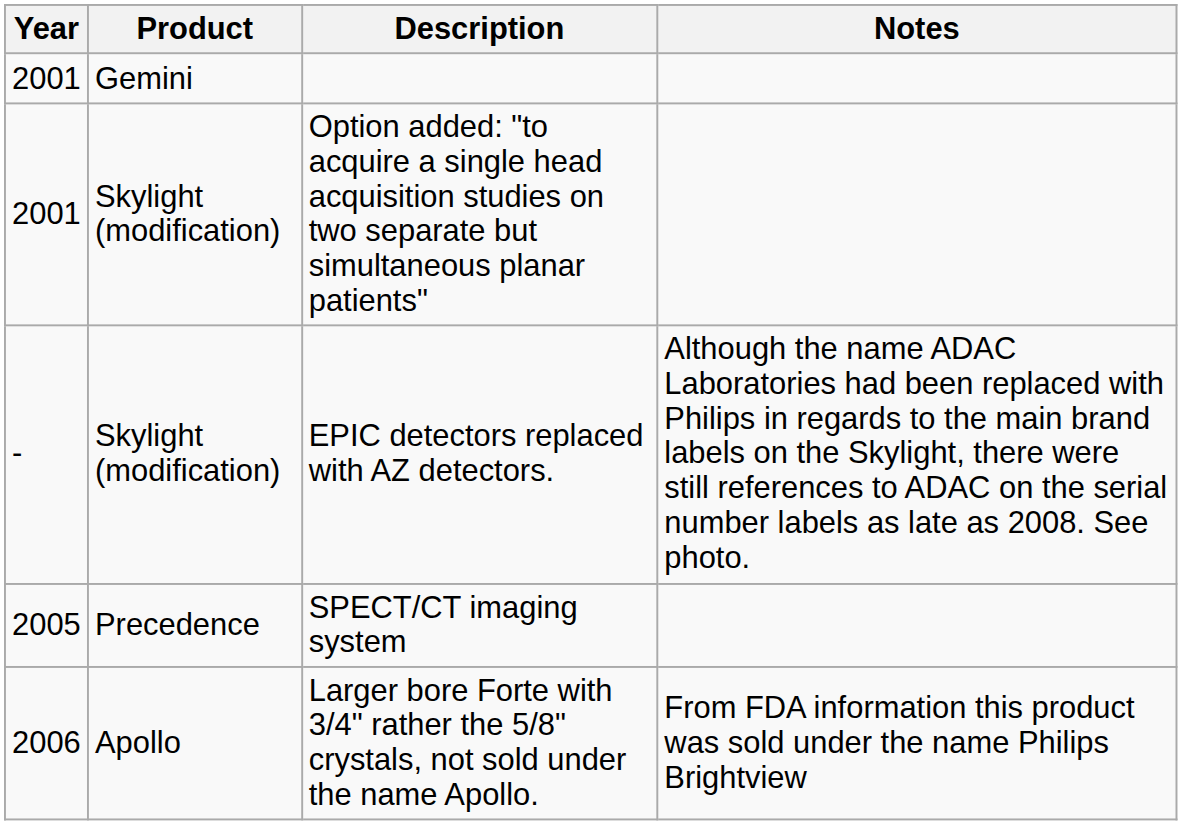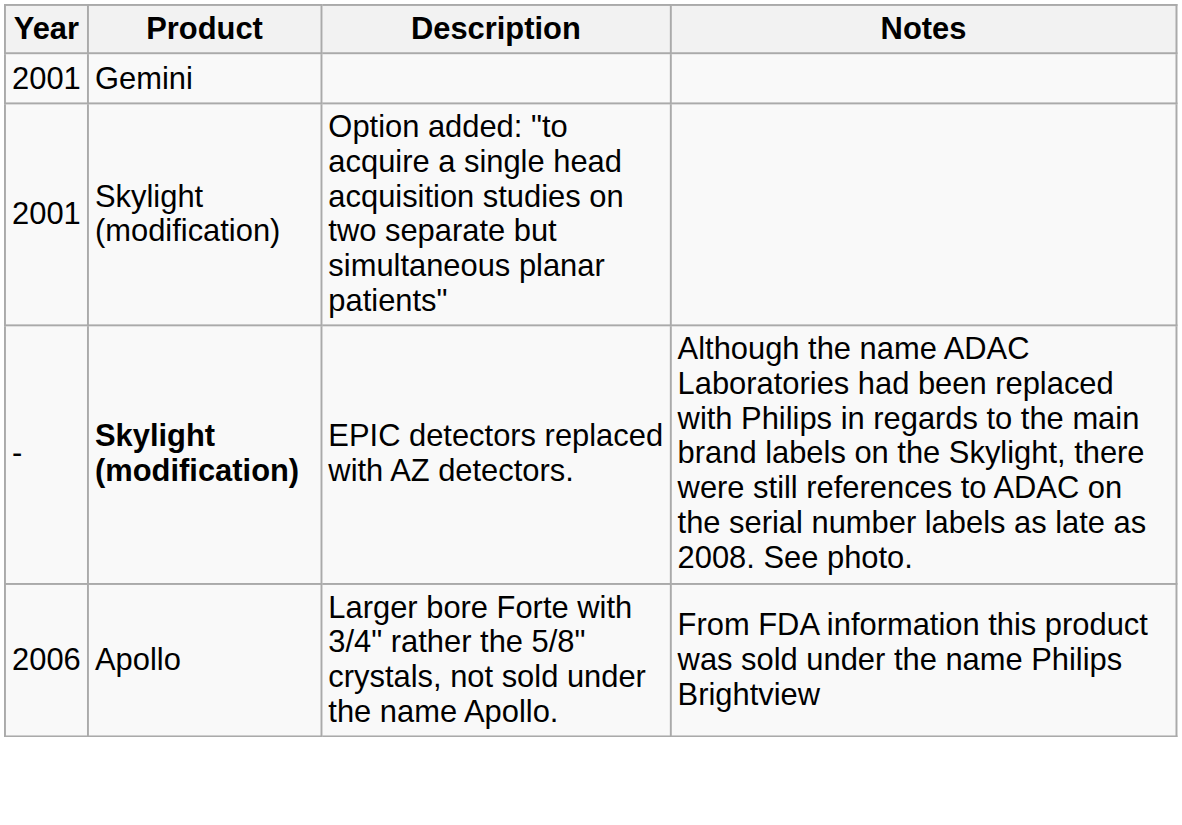(188, 453) normal -> (197, 453) bold
- row: (443, 624)
